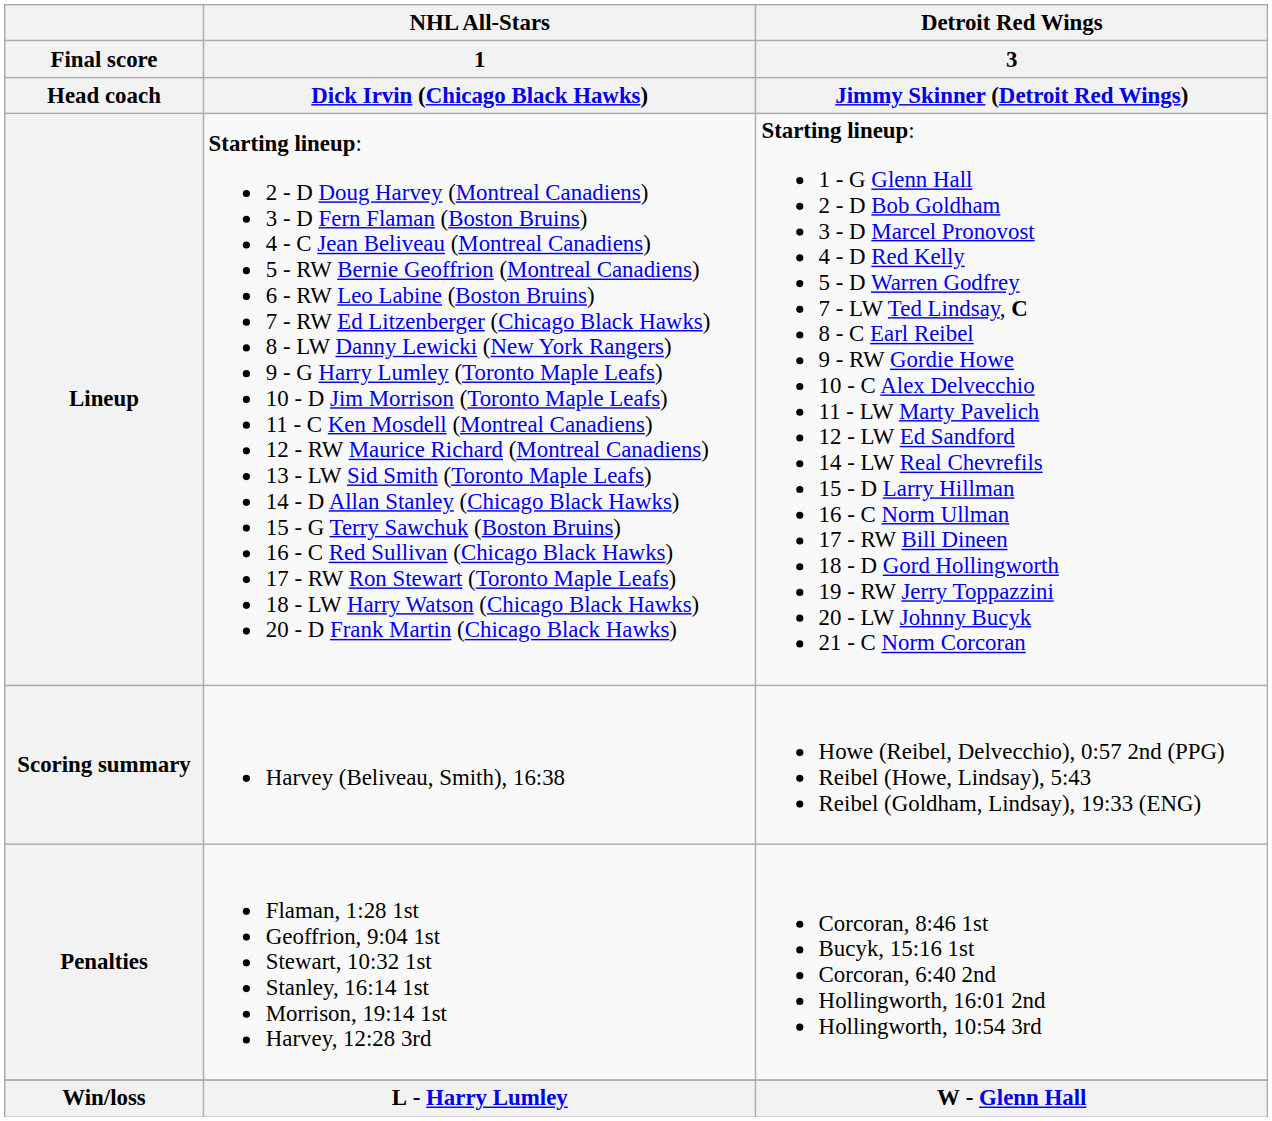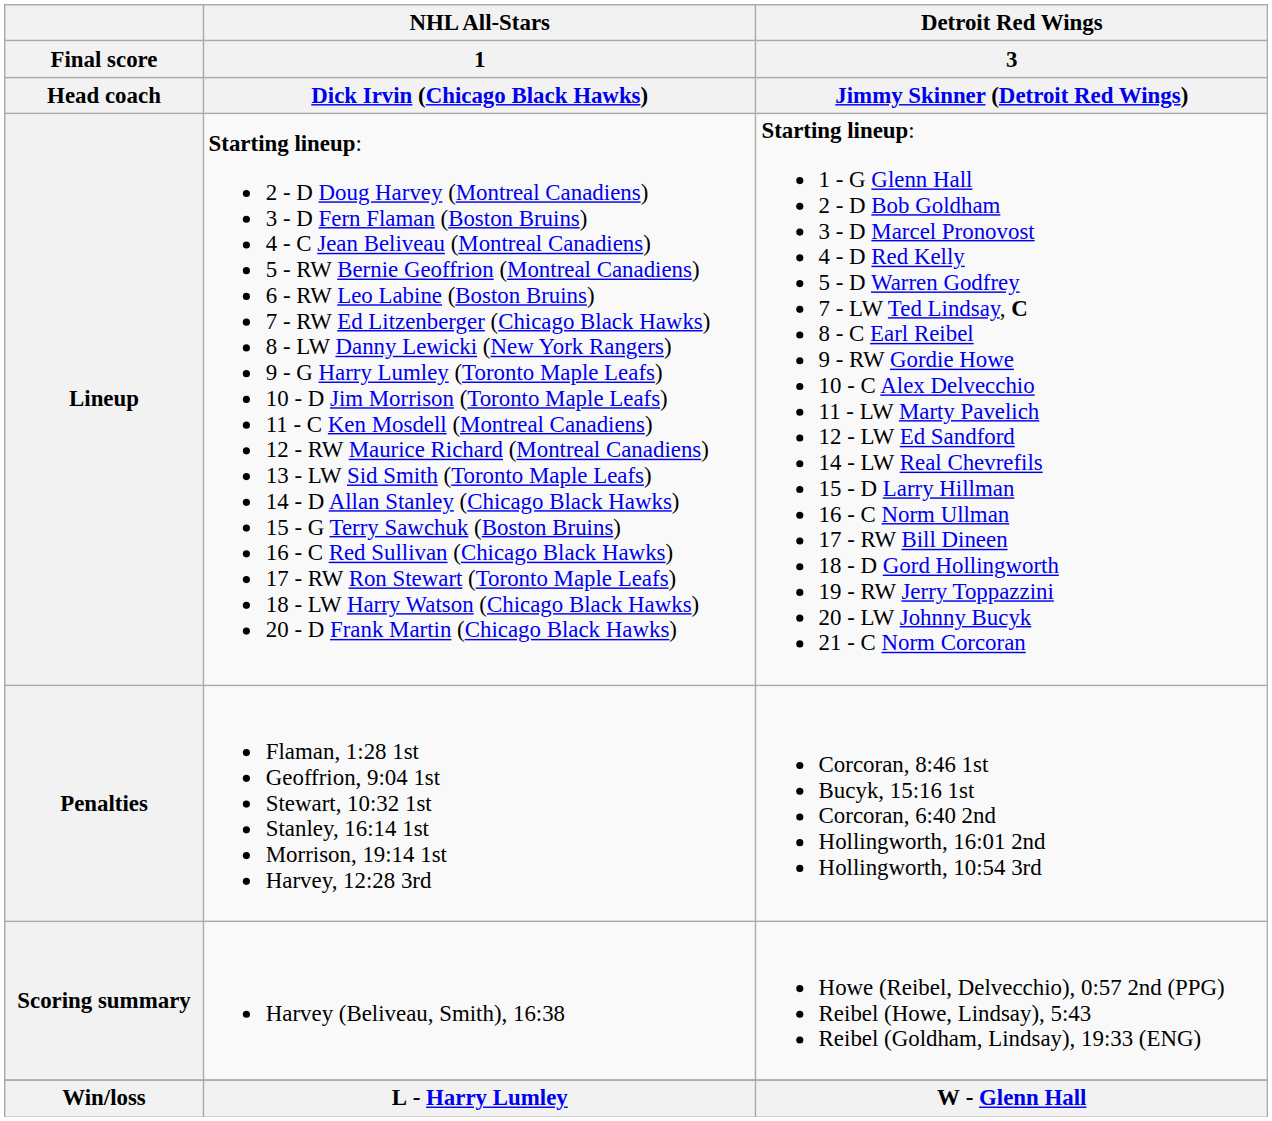rows swapped: (104, 764) <-> (104, 961)
